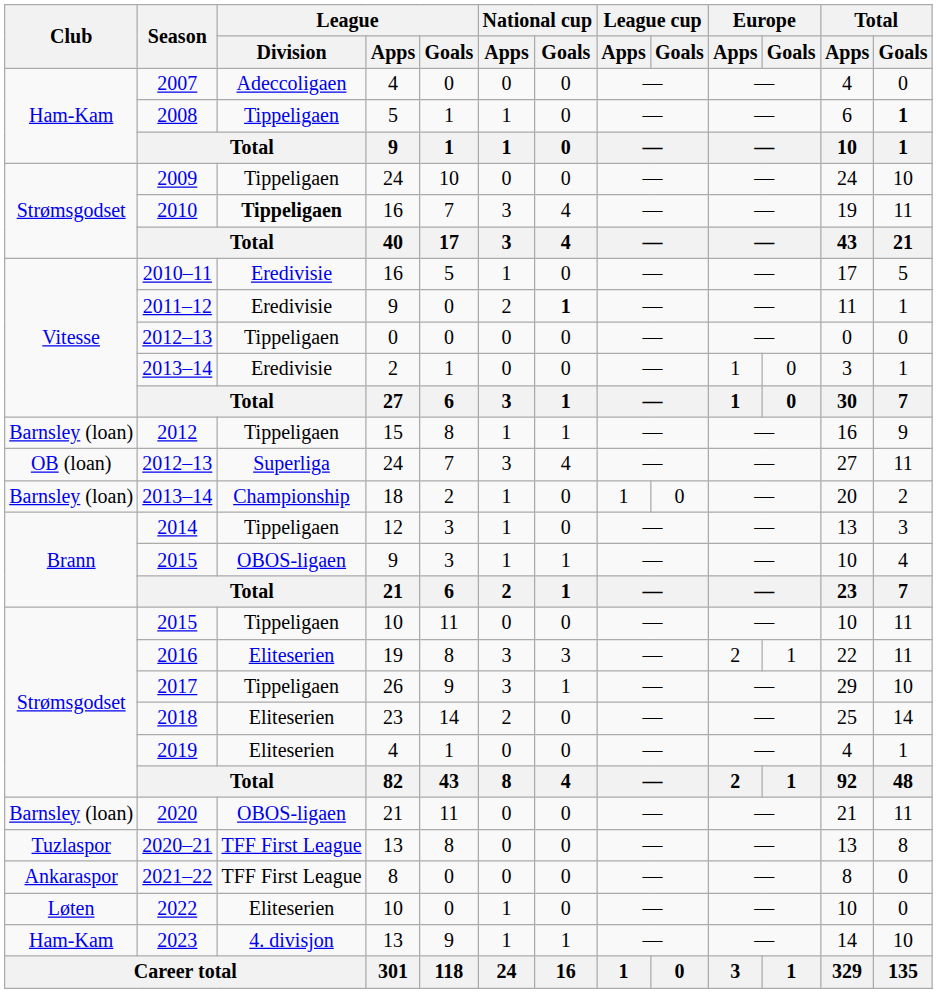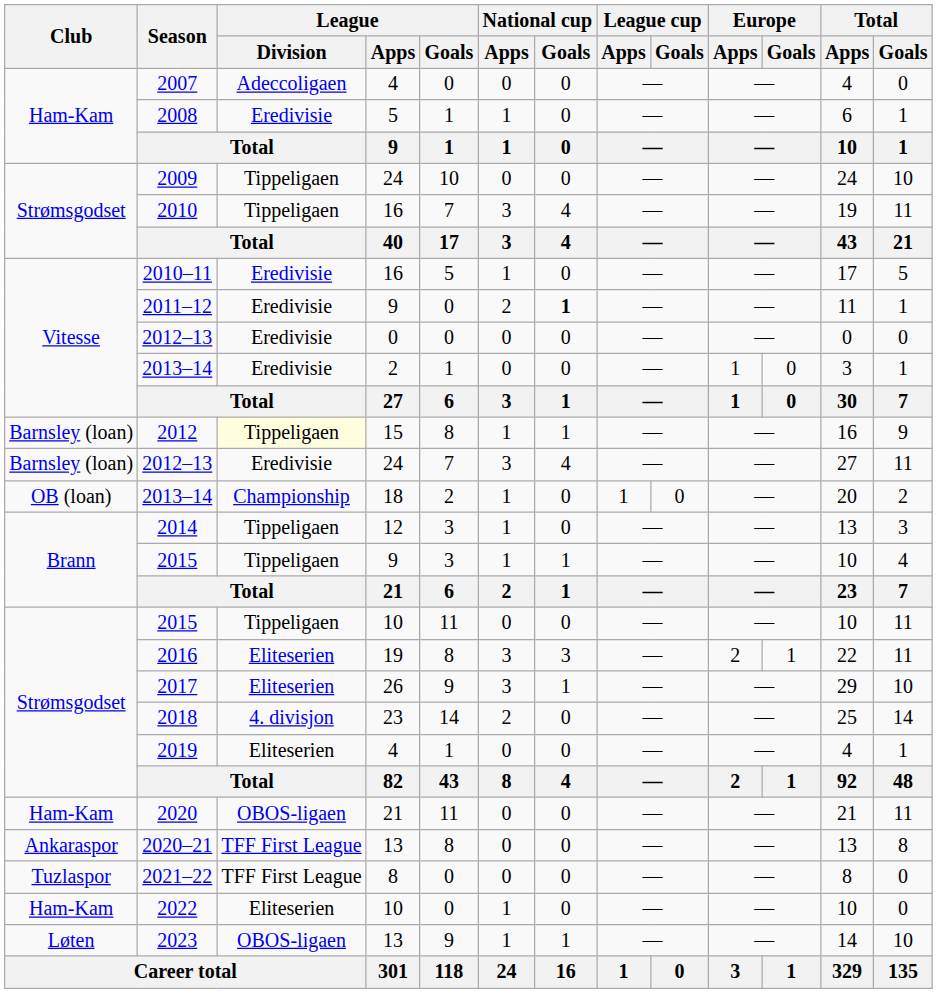(292, 115) Tippeligaen -> (292, 115) Eredivisie
(903, 115) bold -> (903, 115) normal
(292, 210) bold -> (292, 210) normal
(292, 337) Tippeligaen -> (292, 337) Eredivisie
(292, 432) no background -> (292, 432) lightyellow background
(71, 464) OB (loan) -> (71, 464) Barnsley (loan)
(292, 464) Superliga -> (292, 464) Eredivisie
(71, 496) Barnsley (loan) -> (71, 496) OB (loan)
(292, 559) OBOS-ligaen -> (292, 559) Tippeligaen
(292, 686) Tippeligaen -> (292, 686) Eliteserien
(292, 718) Eliteserien -> (292, 718) 4. divisjon
(71, 813) Barnsley (loan) -> (71, 813) Ham-Kam
(71, 845) Tuzlaspor -> (71, 845) Ankaraspor
(71, 876) Ankaraspor -> (71, 876) Tuzlaspor
(71, 908) Løten -> (71, 908) Ham-Kam
(71, 940) Ham-Kam -> (71, 940) Løten
(292, 940) 4. divisjon -> (292, 940) OBOS-ligaen
